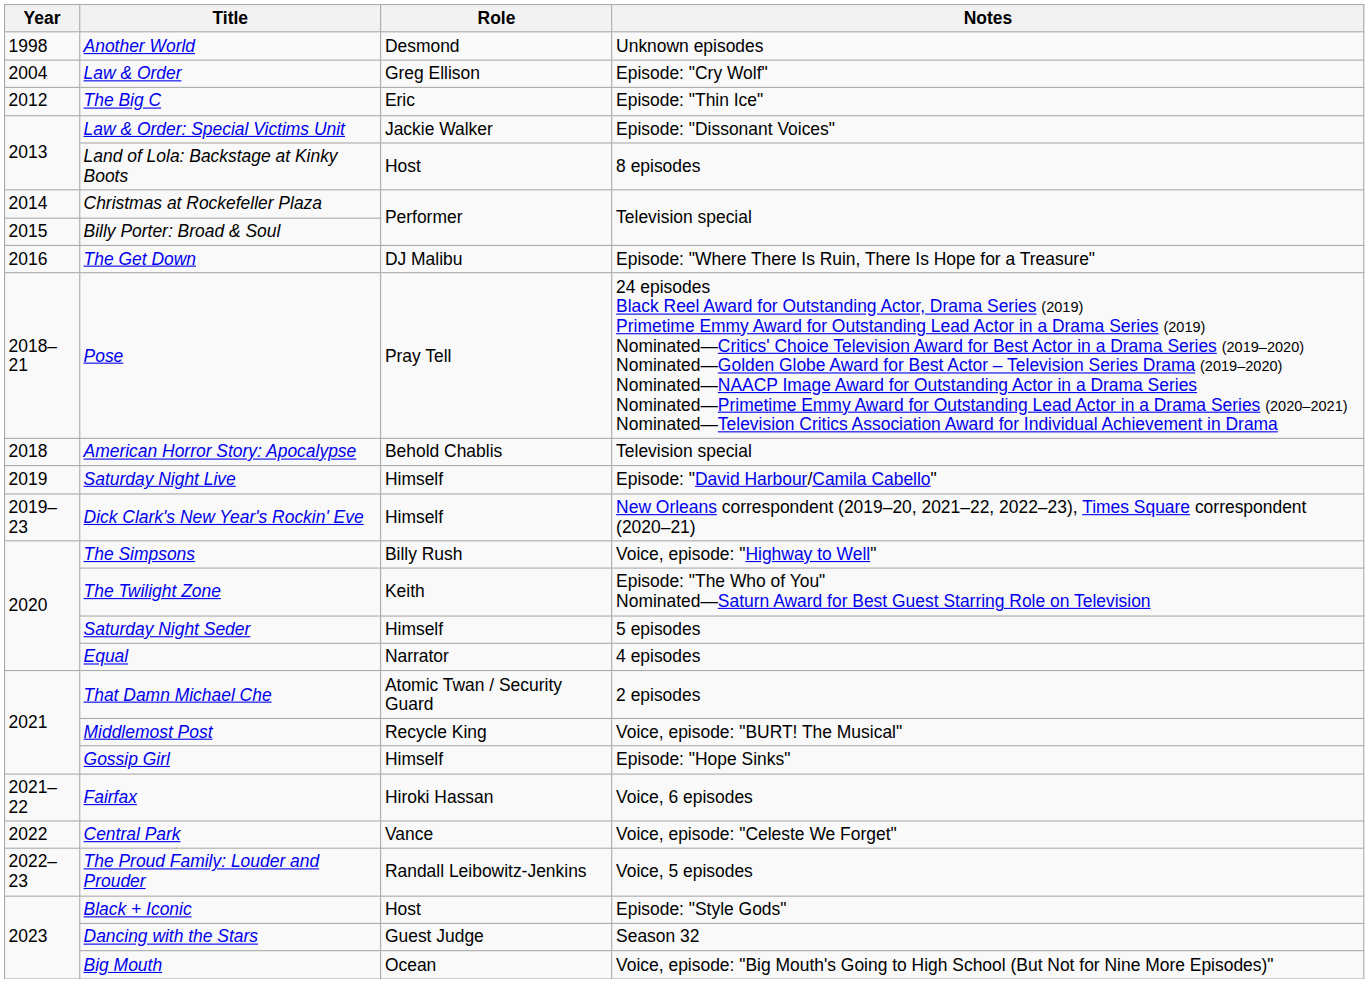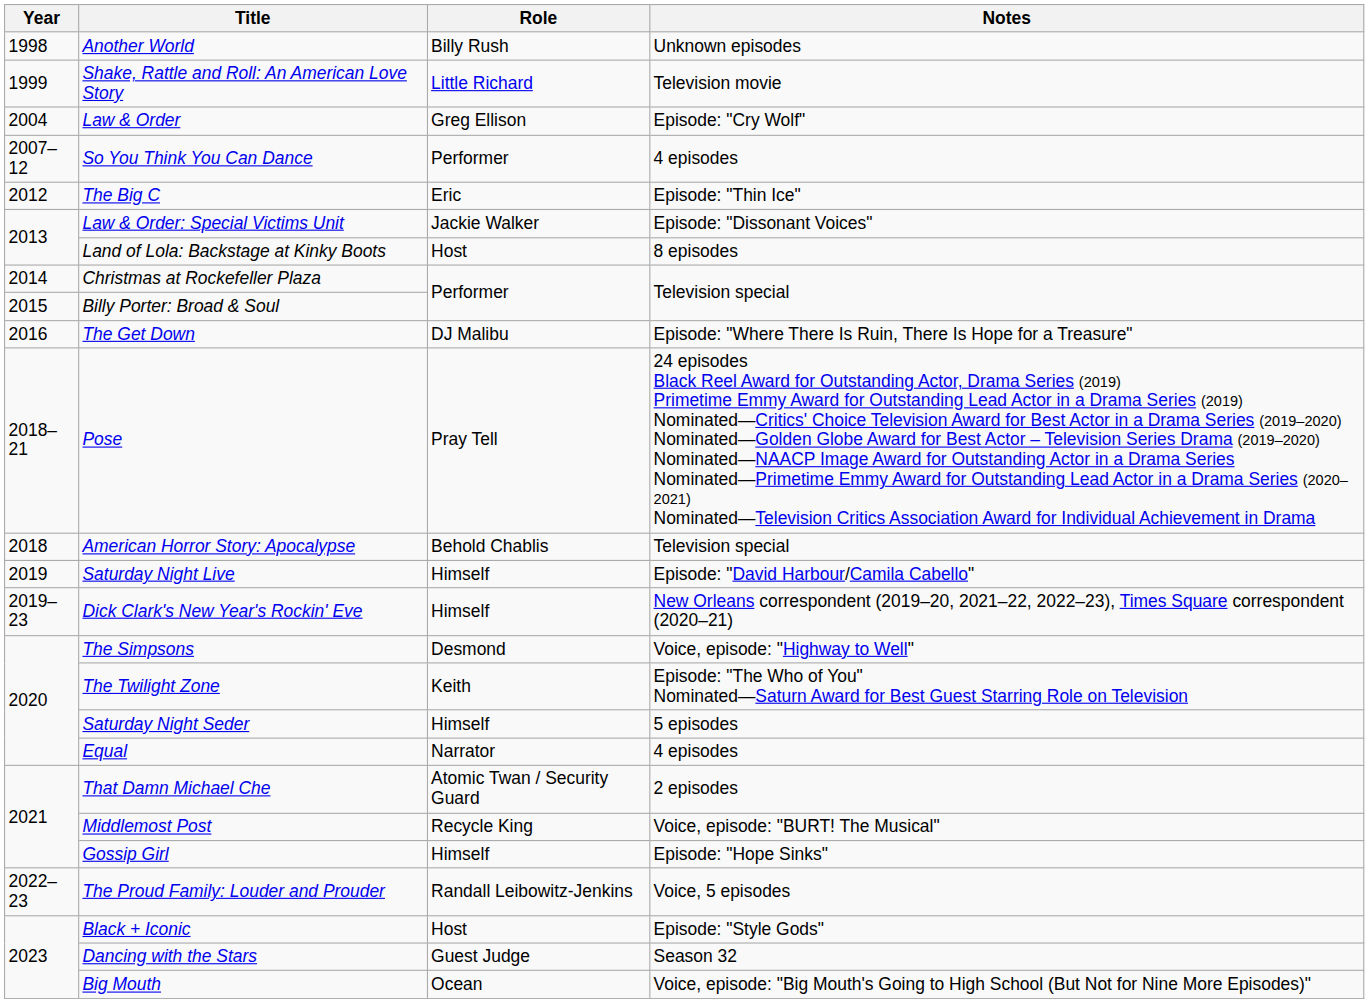(422, 45) Desmond -> (470, 45) Billy Rush
+ row: (245, 83)
+ row: (198, 158)
(424, 554) Billy Rush -> (468, 649) Desmond
- row: (110, 797)
- row: (132, 834)
